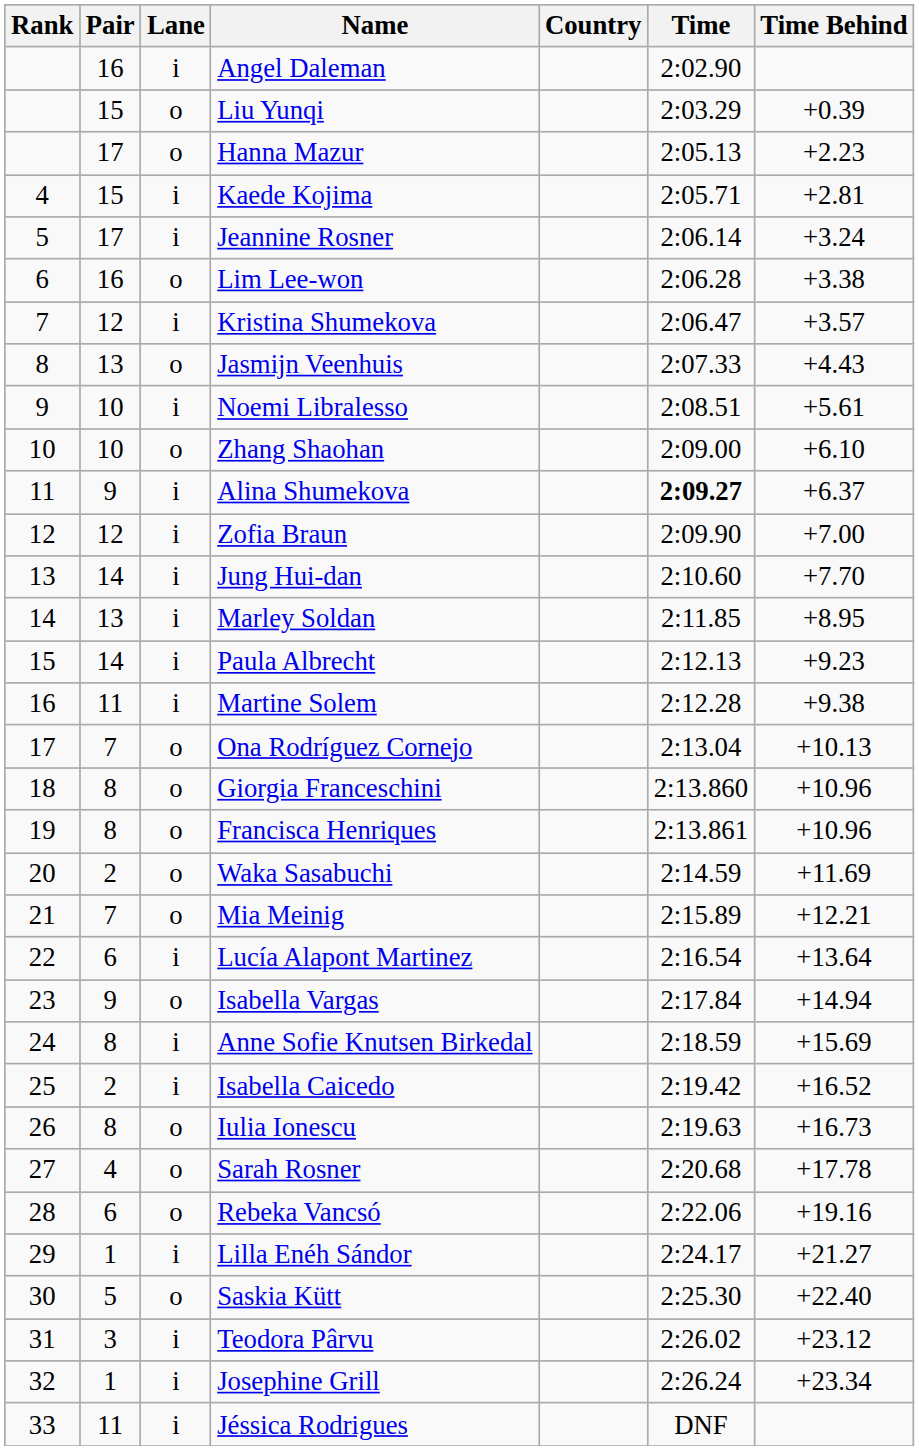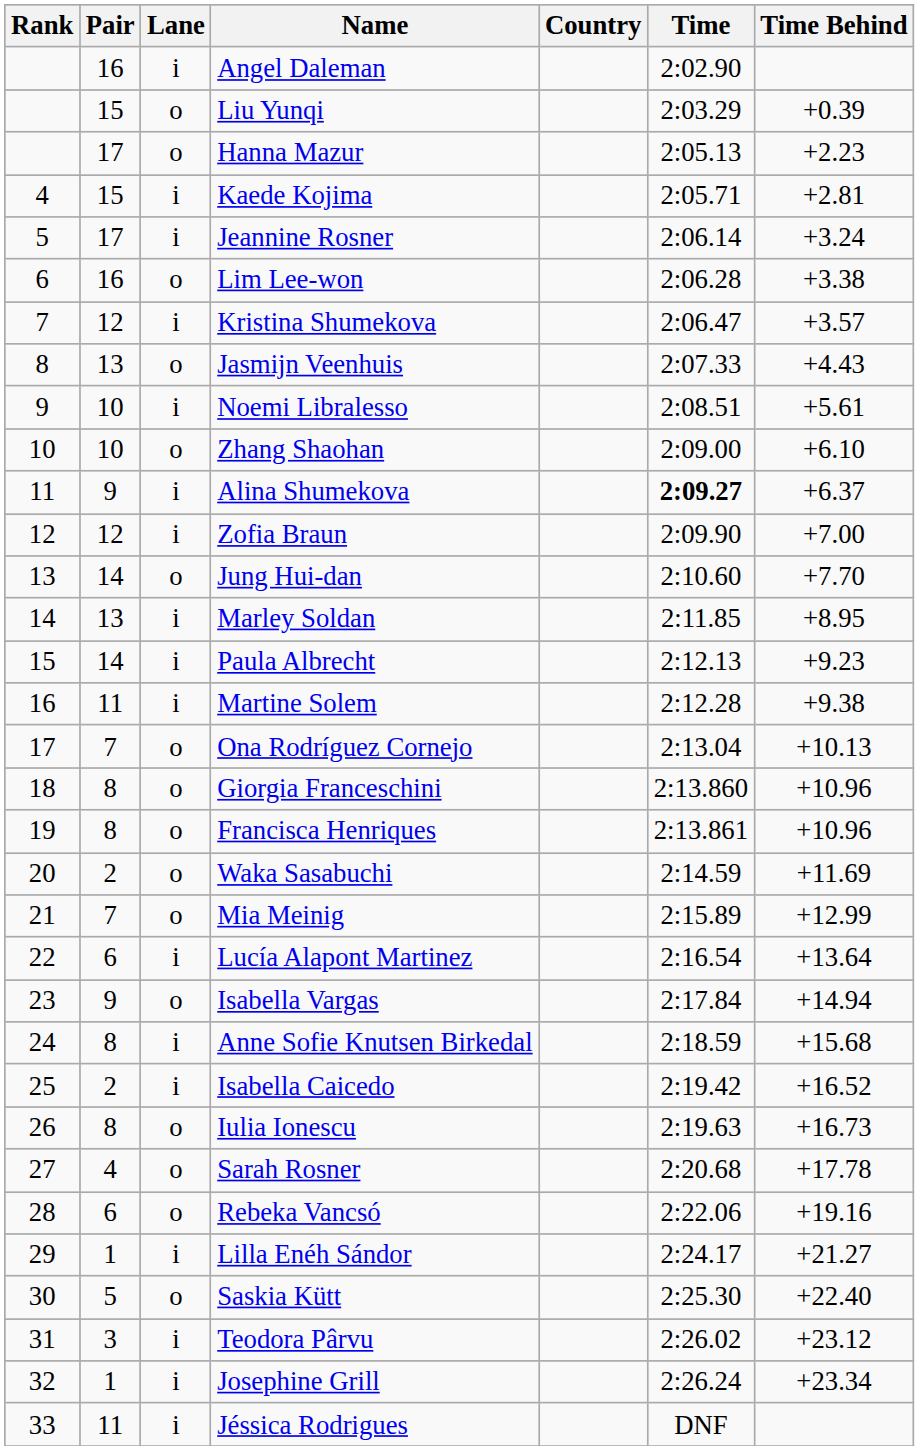(176, 576) i -> (176, 576) o
(834, 915) +12.21 -> (834, 915) +12.99
(834, 1042) +15.69 -> (834, 1042) +15.68
